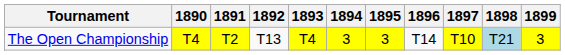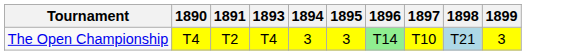- column: (269, 16)
(424, 39) no background -> (385, 39) lightgreen background
